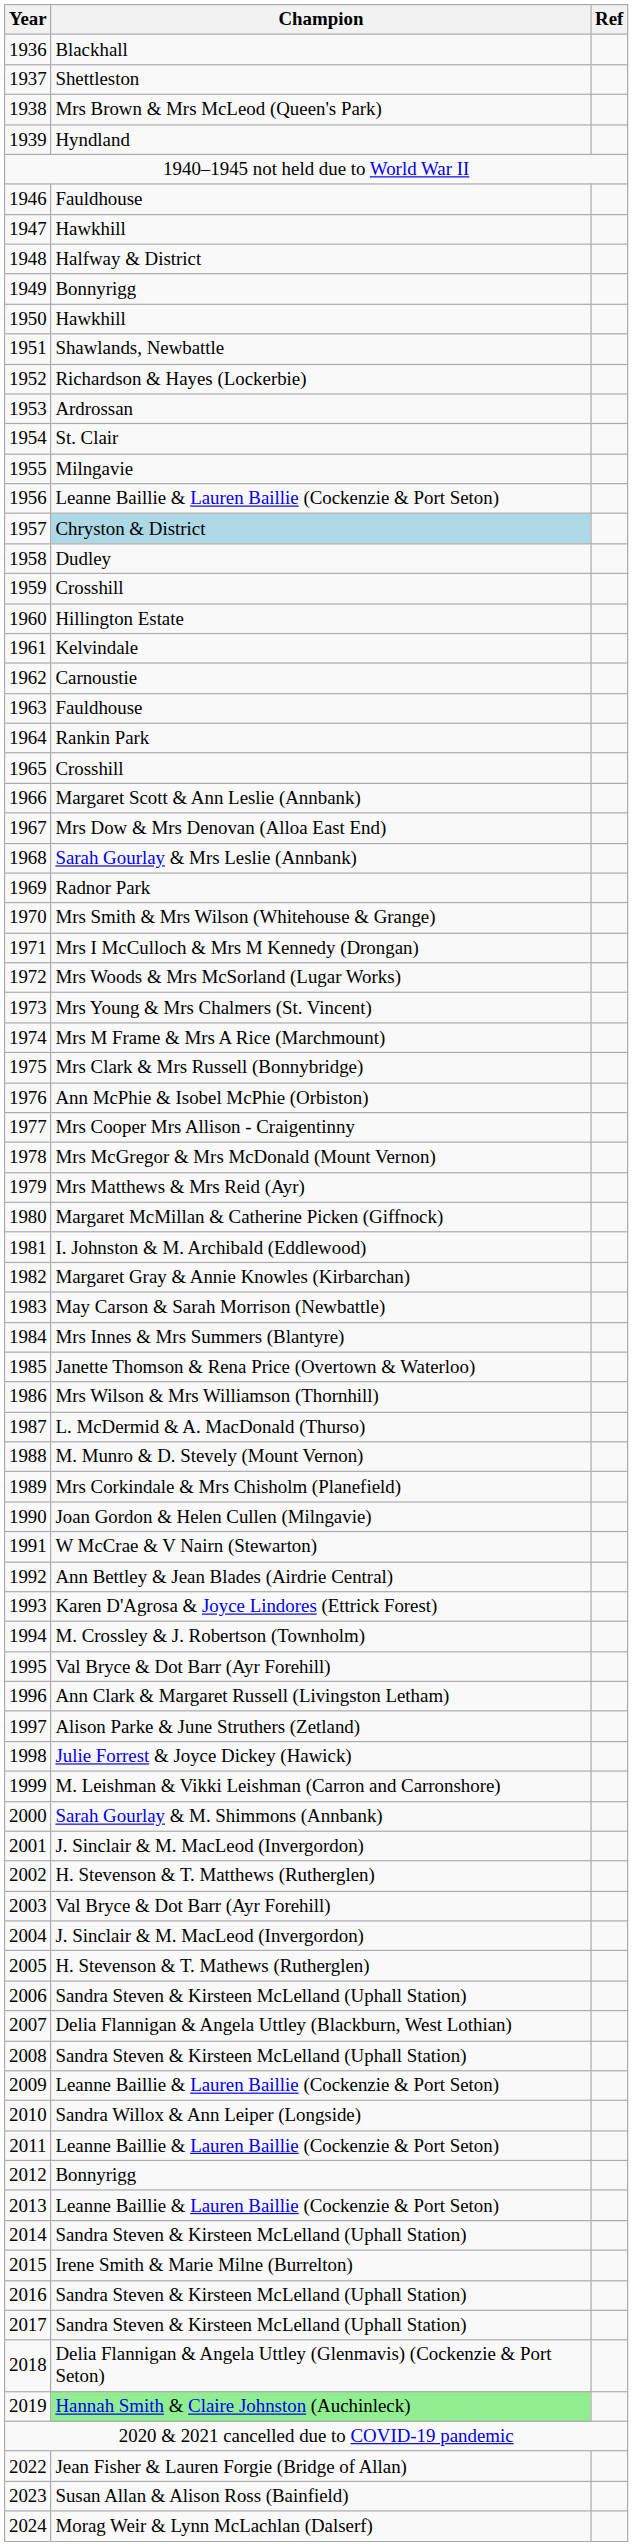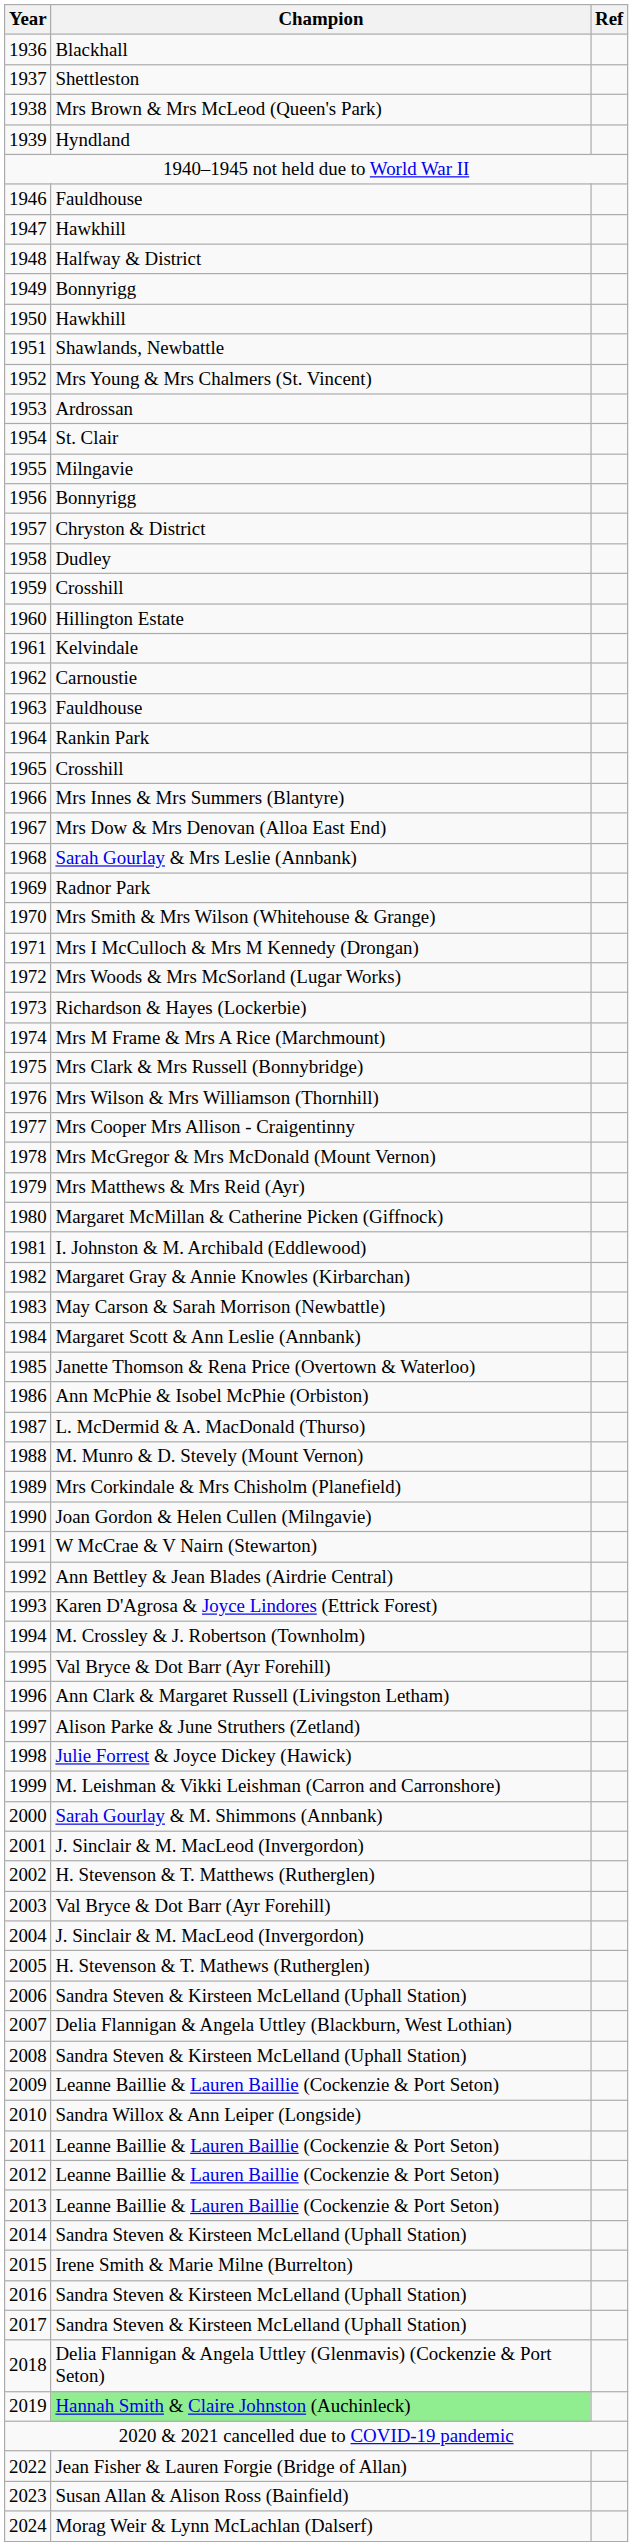(181, 378) Richardson & Hayes (Lockerbie) -> (214, 378) Mrs Young & Mrs Chalmers (St. Vincent)
(277, 498) Leanne Baillie & Lauren Baillie (Cockenzie & Port Seton) -> (96, 498) Bonnyrigg
(130, 528) lightblue background -> (130, 528) no background
(208, 797) Margaret Scott & Ann Leslie (Annbank) -> (200, 797) Mrs Innes & Mrs Summers (Blantyre)
(214, 1007) Mrs Young & Mrs Chalmers (St. Vincent) -> (181, 1007) Richardson & Hayes (Lockerbie)
(212, 1097) Ann McPhie & Isobel McPhie (Orbiston) -> (217, 1097) Mrs Wilson & Mrs Williamson (Thornhill)
(200, 1336) Mrs Innes & Mrs Summers (Blantyre) -> (208, 1336) Margaret Scott & Ann Leslie (Annbank)
(217, 1396) Mrs Wilson & Mrs Williamson (Thornhill) -> (212, 1396) Ann McPhie & Isobel McPhie (Orbiston)
(96, 2175) Bonnyrigg -> (277, 2175) Leanne Baillie & Lauren Baillie (Cockenzie & Port Seton)
